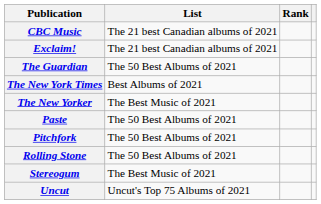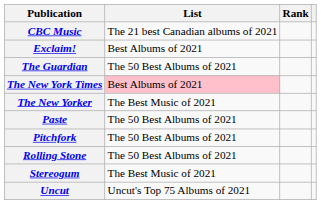(192, 48) The 21 best Canadian albums of 2021 -> (155, 48) Best Albums of 2021
(155, 84) no background -> (155, 84) pink background
